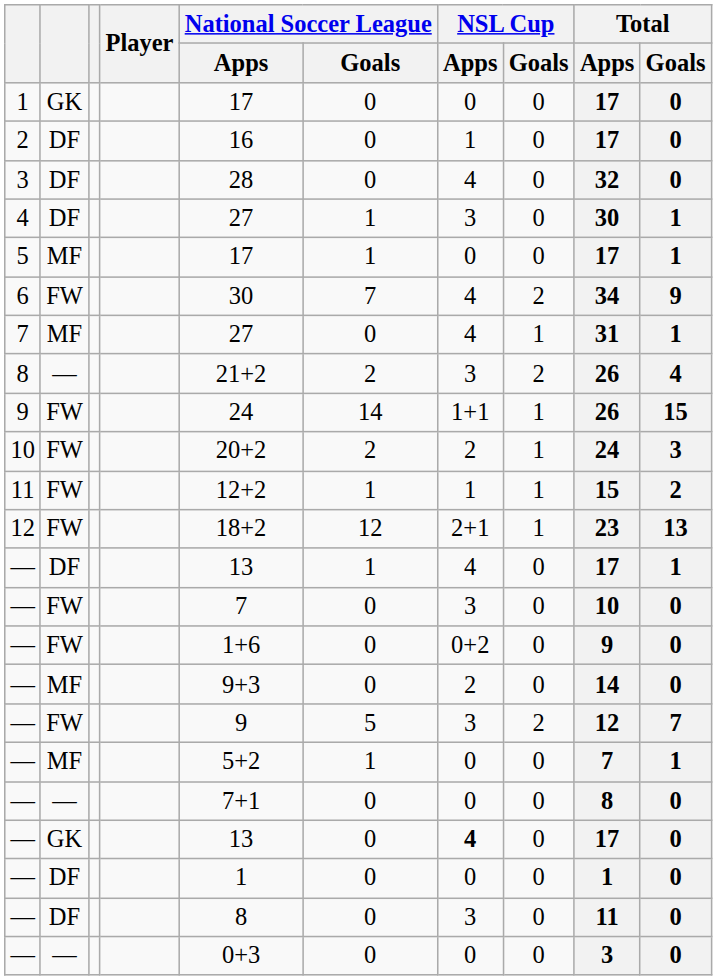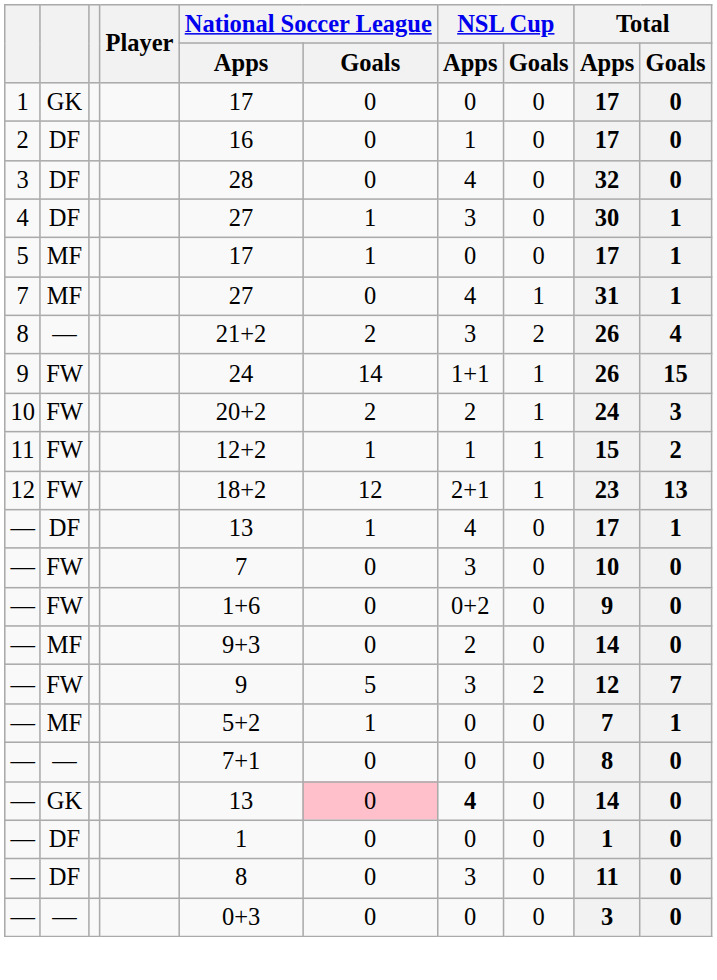- row: (23, 295)
(370, 839) no background -> (370, 800) pink background
(607, 839) 17 -> (607, 800) 14
